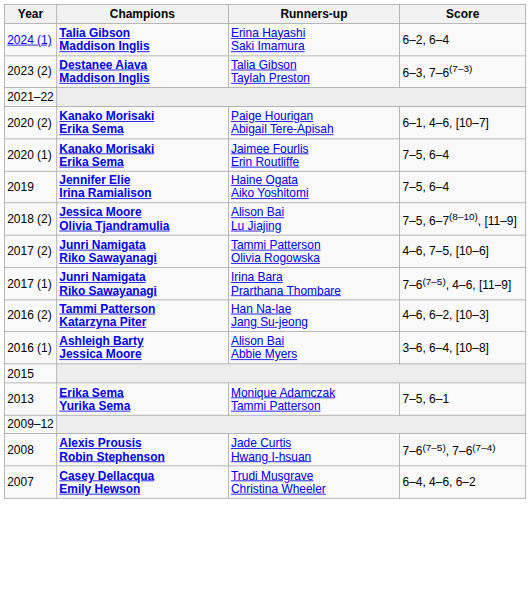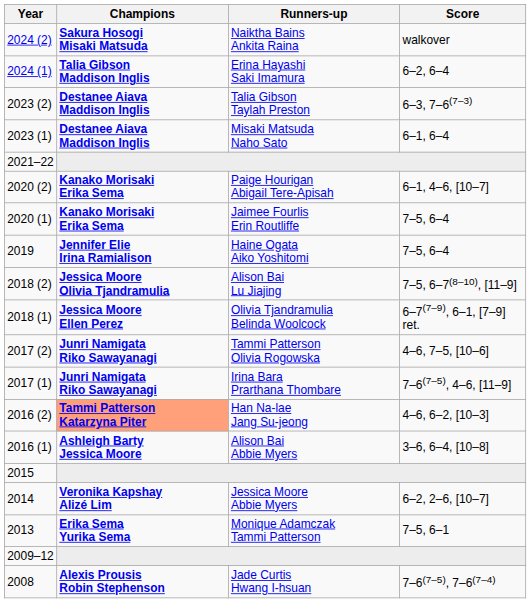+ row: (29, 40)
+ row: (29, 136)
+ row: (29, 318)
(107, 316) no background -> (107, 416) lightsalmon background
+ row: (21, 499)
- row: (21, 482)
